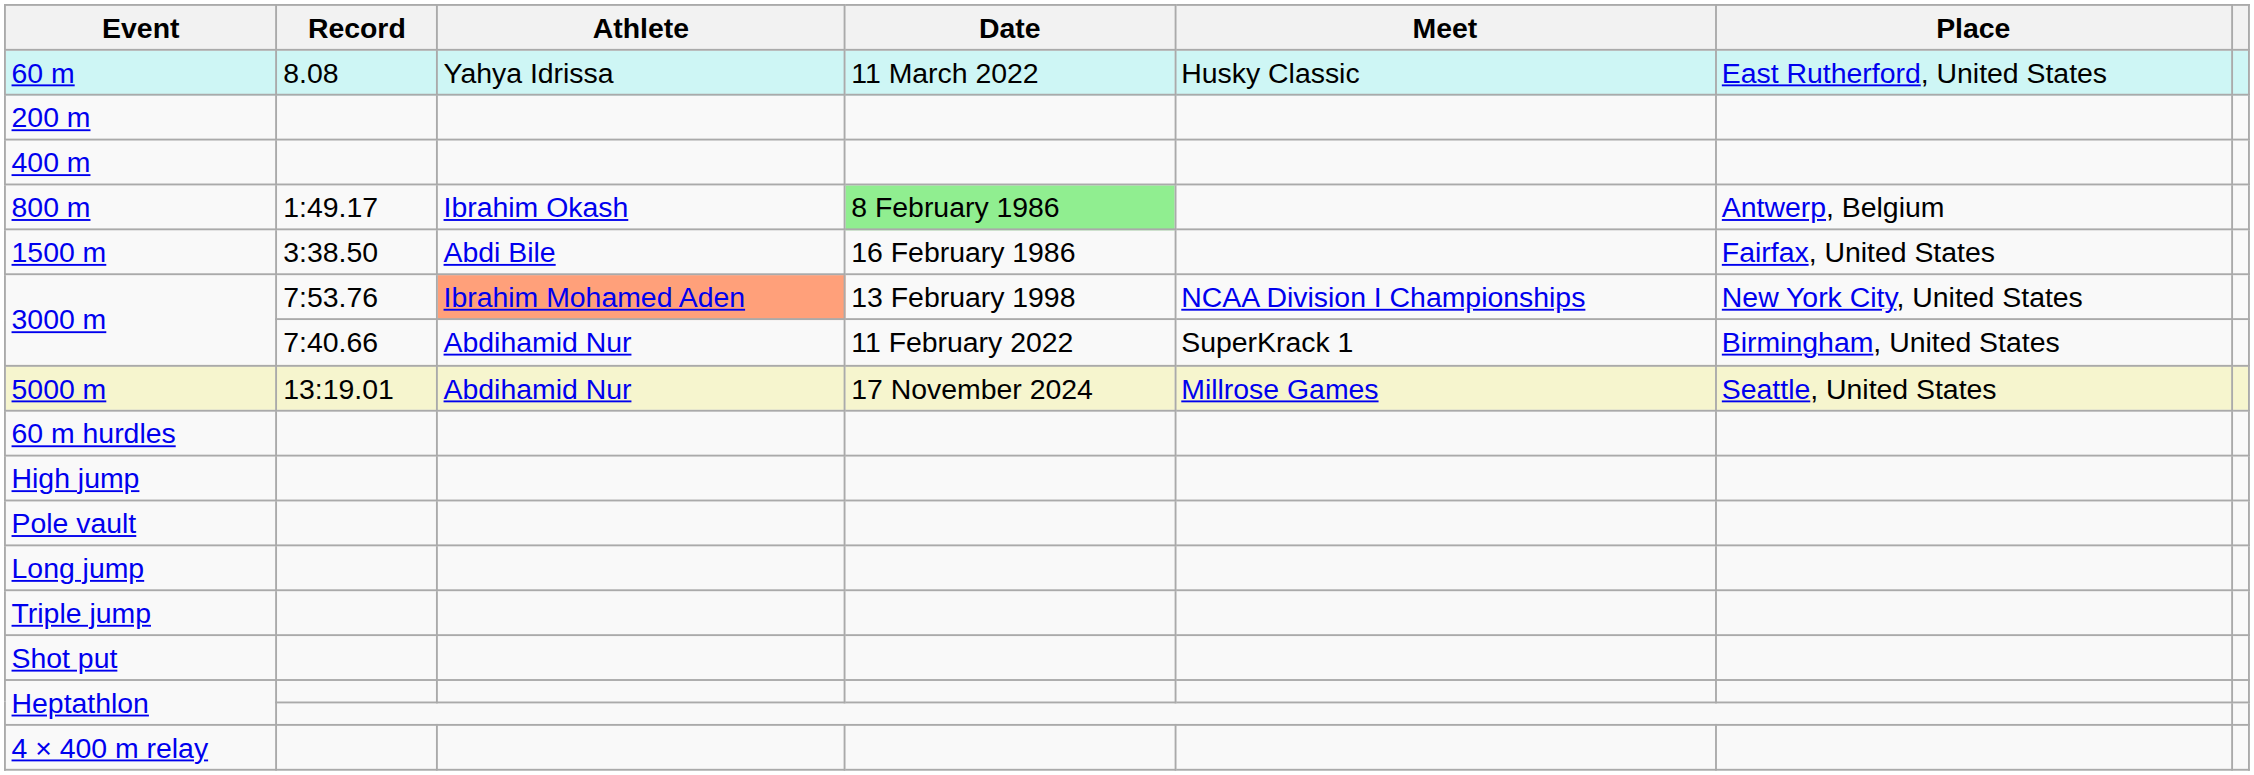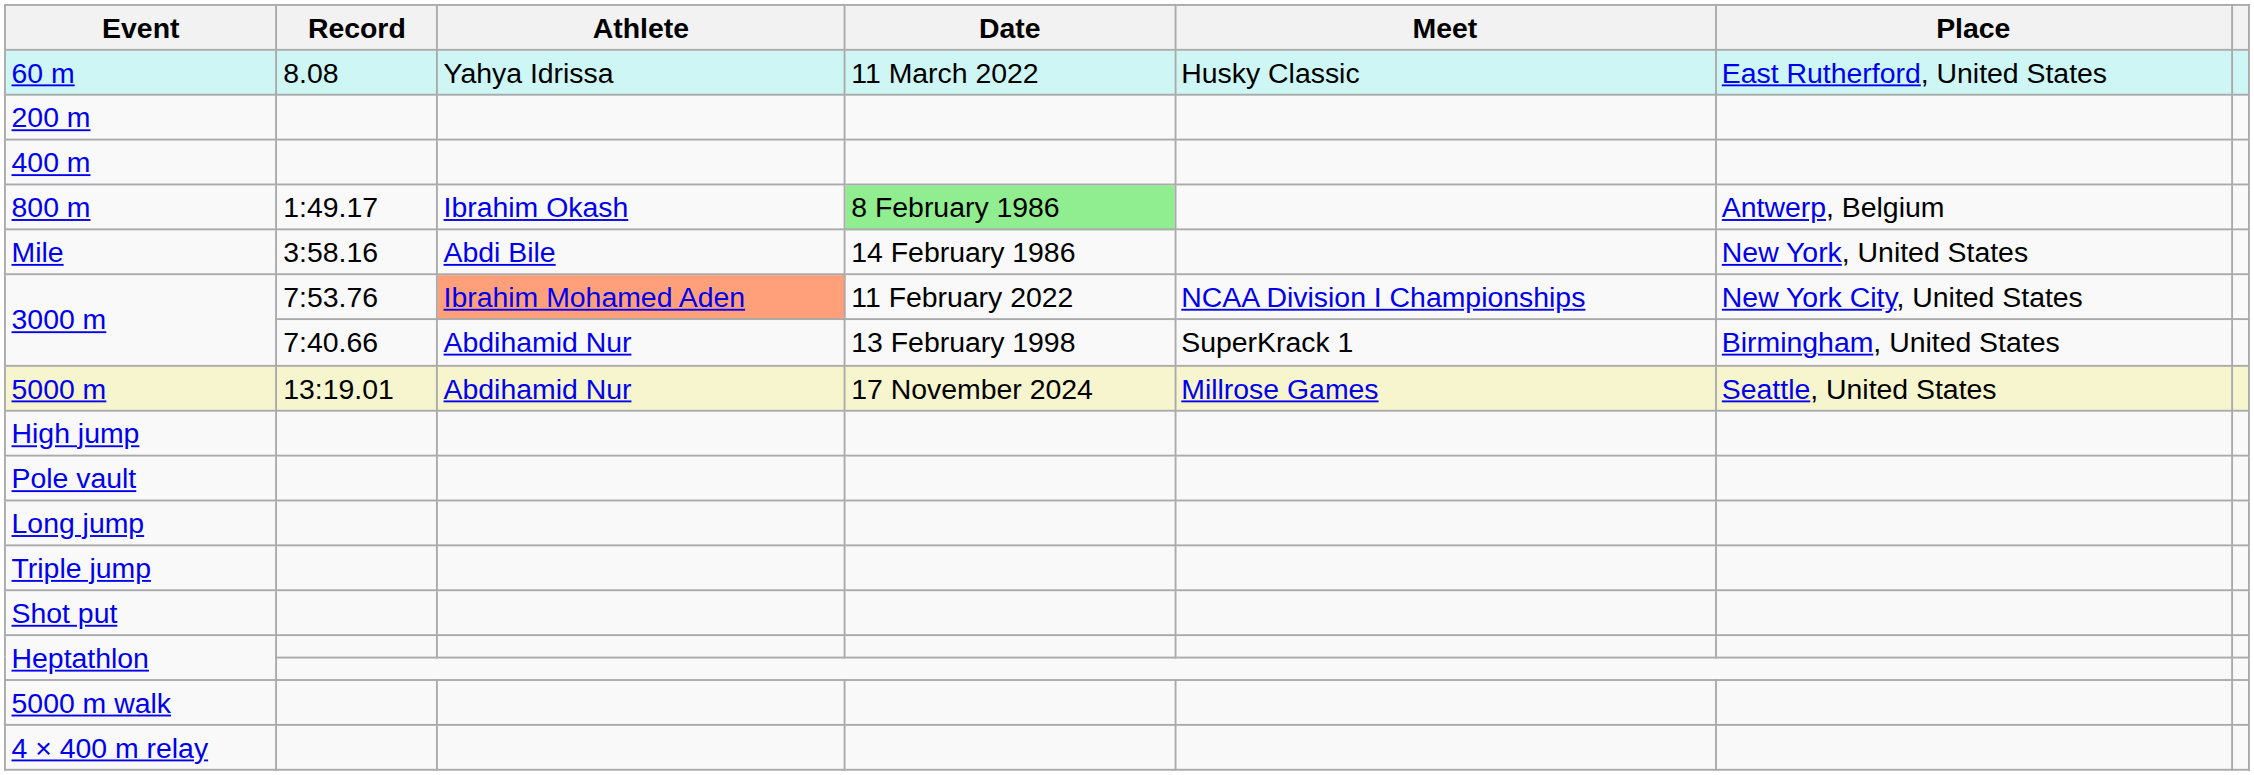- row: (59, 253)
+ row: (38, 253)
(963, 298) 13 February 1998 -> (962, 298) 11 February 2022
(962, 343) 11 February 2022 -> (963, 343) 13 February 1998
- row: (94, 433)
+ row: (91, 703)
